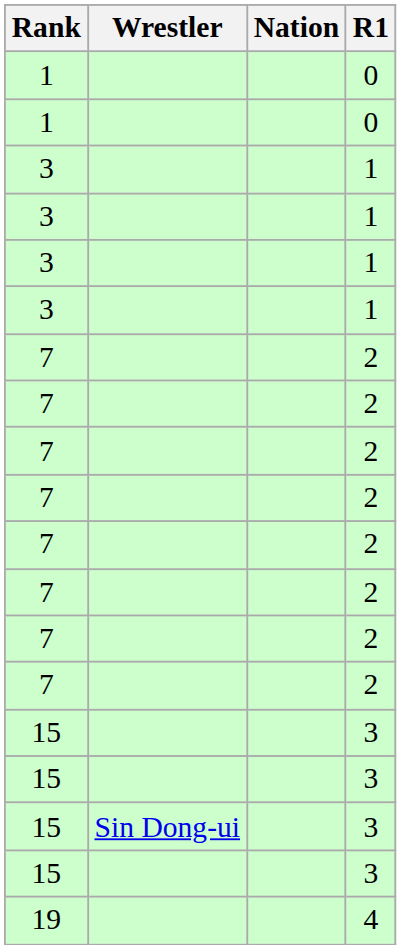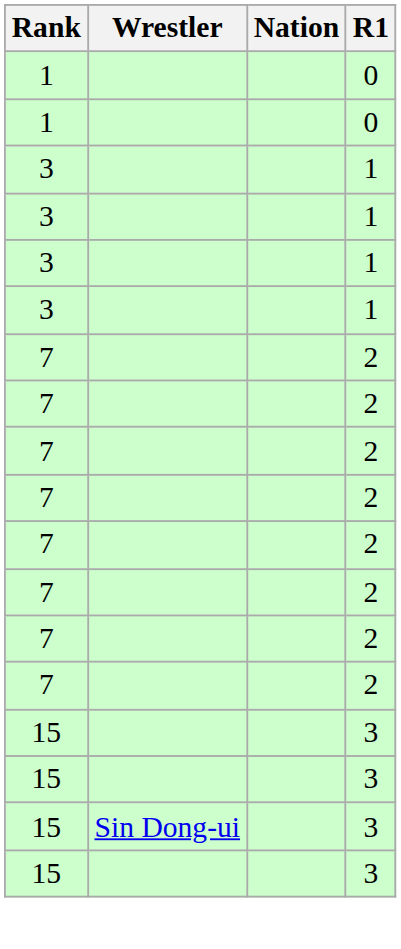- row: (46, 919)
